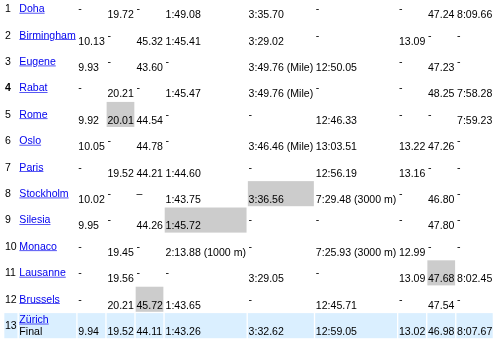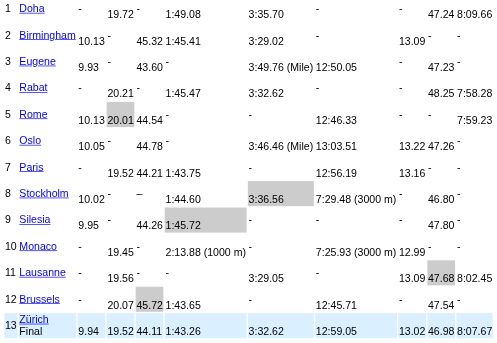(8, 88) bold -> (8, 88) normal
(281, 94) 3:49.76 (Mile) -> (266, 94) 3:32.62
(89, 120) 9.92 -> (92, 120) 10.13
(183, 173) 1:44.60 -> (183, 173) 1:43.75
(183, 199) 1:43.75 -> (183, 199) 1:44.60
(121, 305) 20.21 -> (121, 305) 20.07
